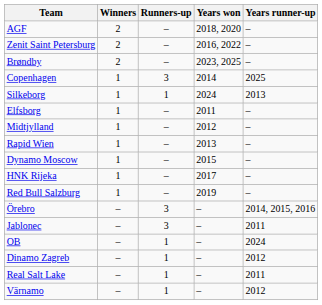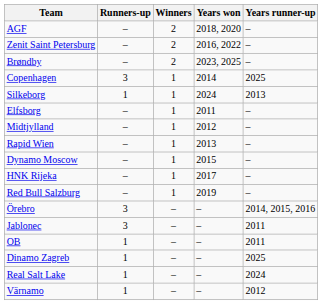columns swapped: (118, 13) <-> (166, 13)
(256, 242) 2024 -> (255, 242) 2011
(256, 258) 2012 -> (256, 258) 2025
(255, 275) 2011 -> (256, 275) 2024
